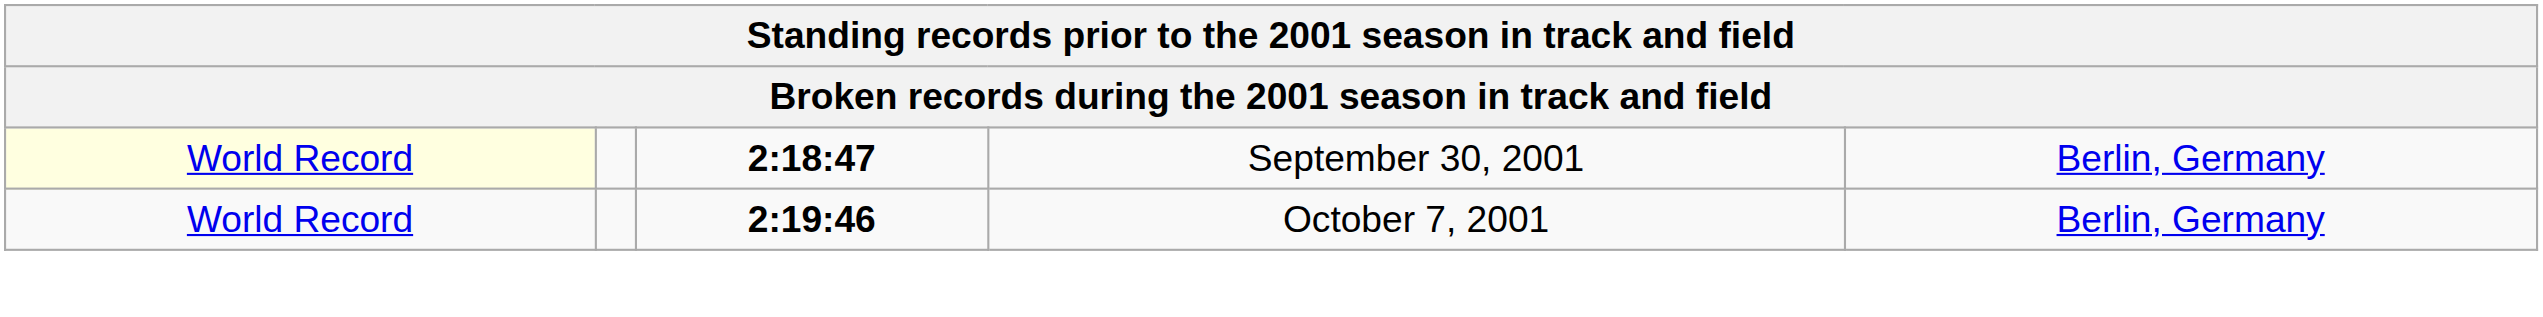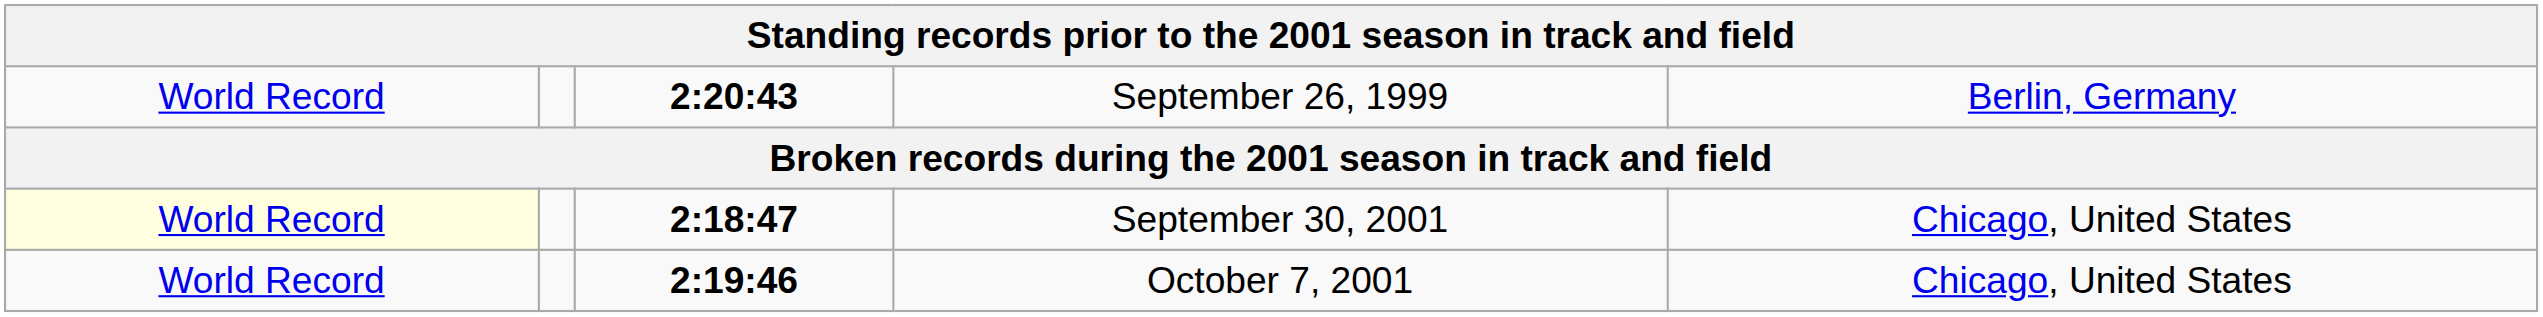+ row: (1280, 95)
(2191, 157) Berlin, Germany -> (2102, 218) Chicago, United States
(2191, 218) Berlin, Germany -> (2102, 279) Chicago, United States
